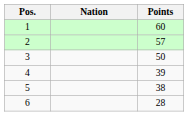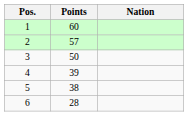columns swapped: (94, 12) <-> (160, 12)
